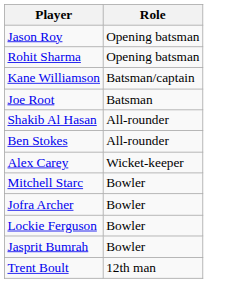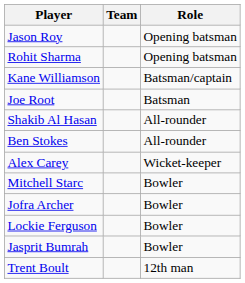+ column: (122, 15)
